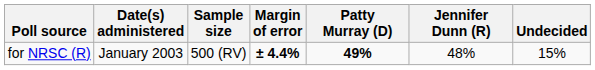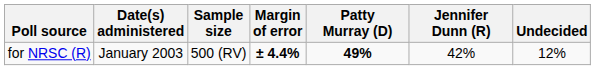(461, 53) 48% -> (461, 53) 42%
(552, 53) 15% -> (552, 53) 12%
